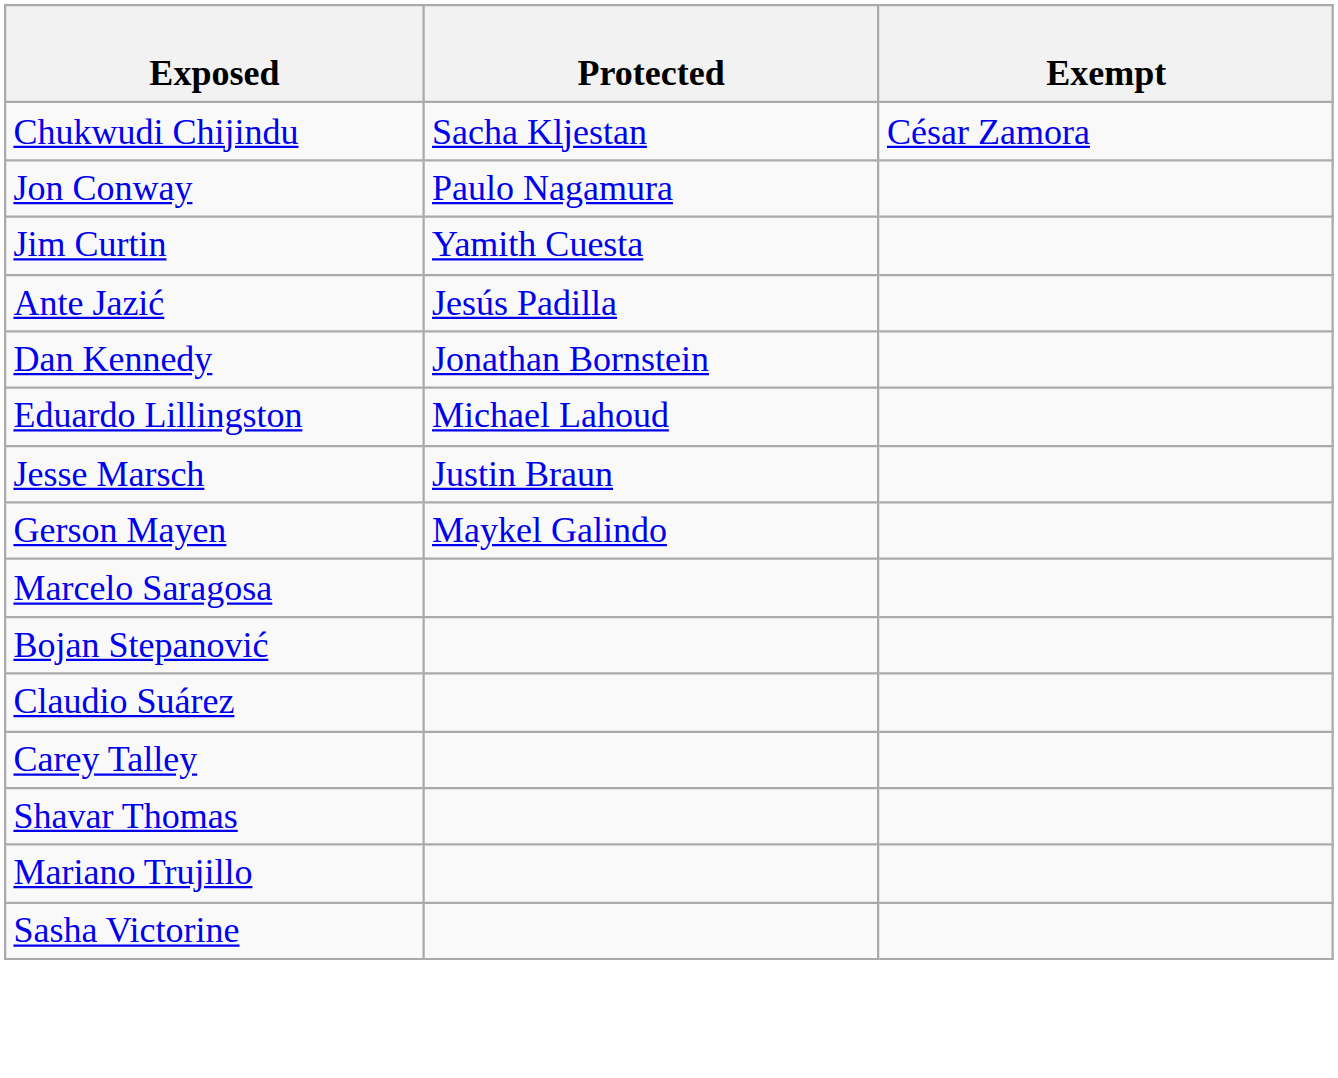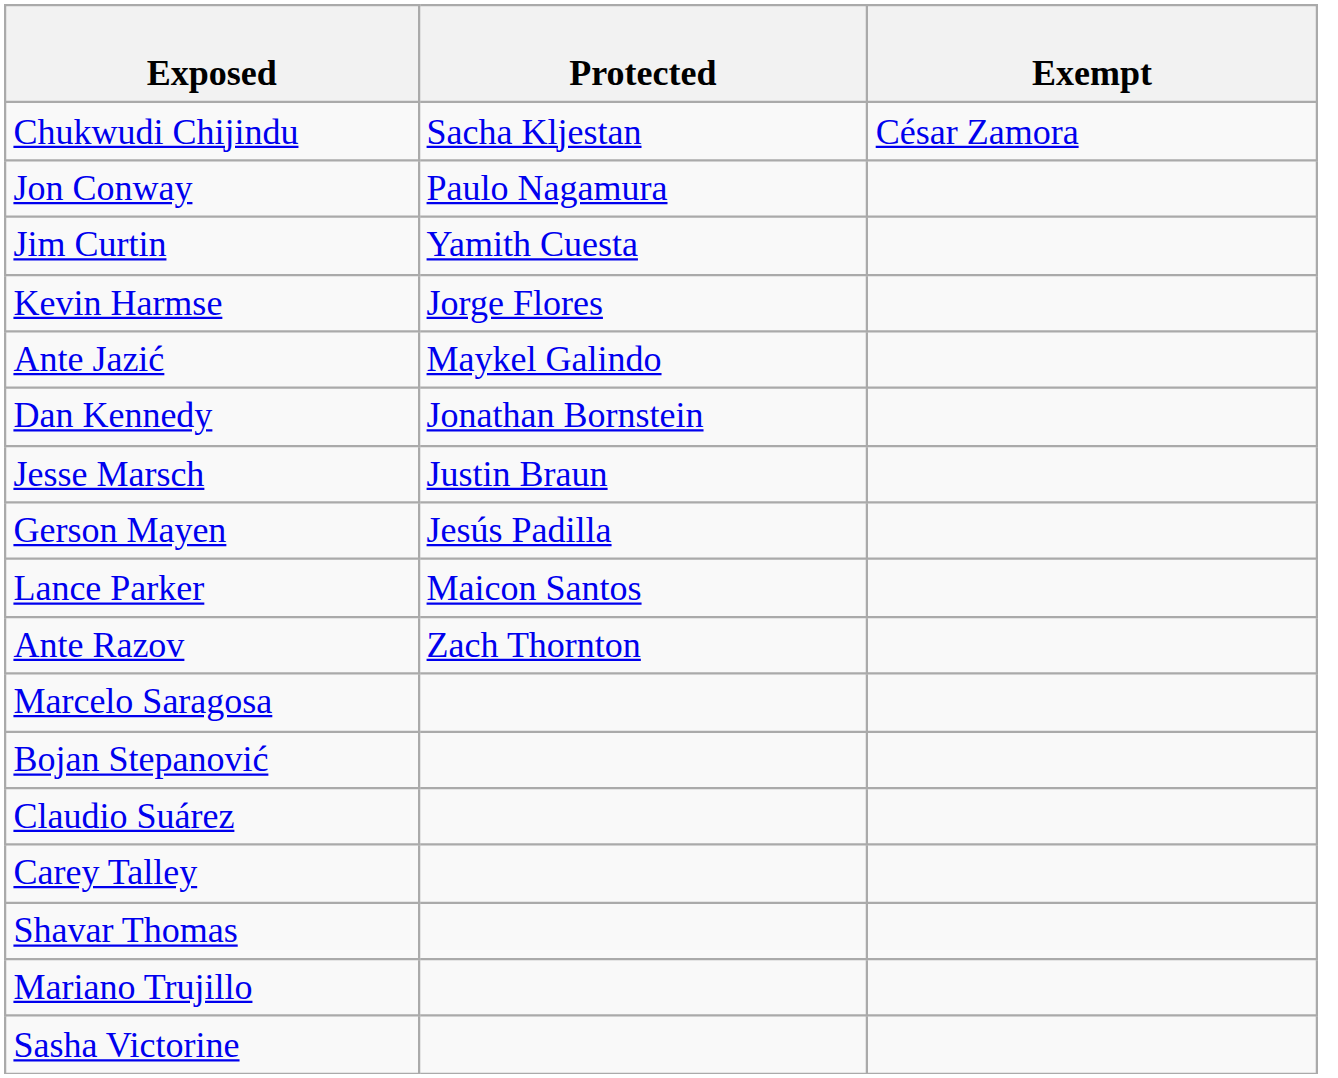+ row: (118, 301)
(524, 301) Jesús Padilla -> (544, 359) Maykel Galindo
- row: (158, 416)
(549, 530) Maykel Galindo -> (519, 530) Jesús Padilla
+ row: (109, 587)
+ row: (99, 644)
